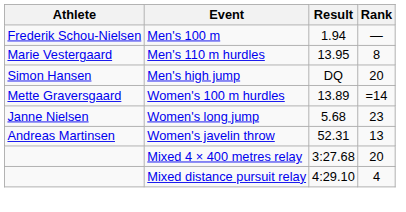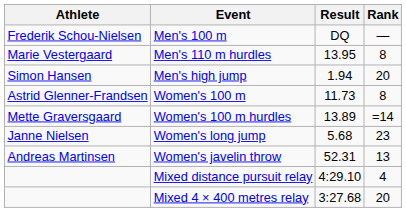(333, 35) 1.94 -> (340, 35) DQ
(333, 76) DQ -> (340, 76) 1.94
+ row: (200, 96)
rows swapped: (225, 157) <-> (227, 177)
